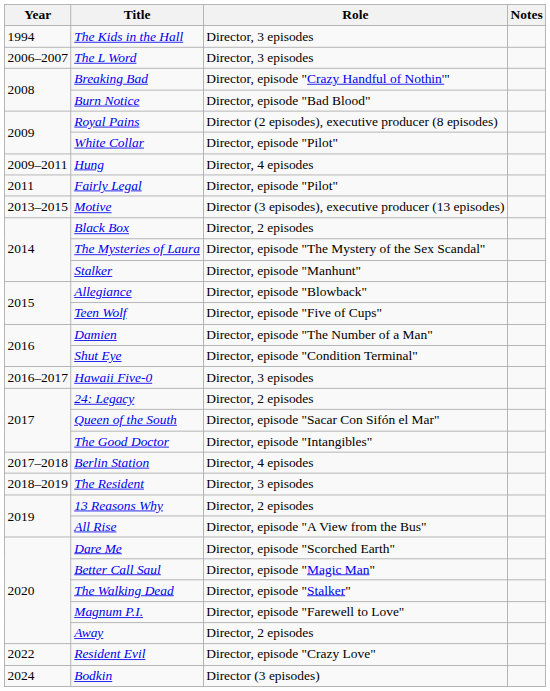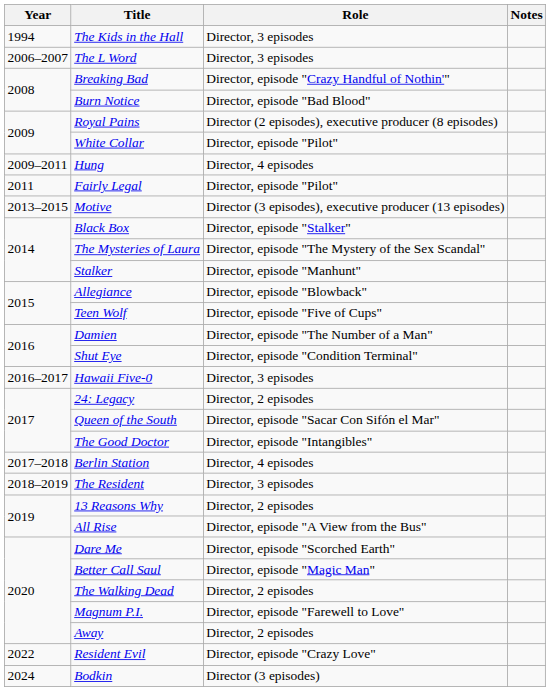(260, 228) Director, 2 episodes -> (278, 228) Director, episode "Stalker"
(278, 590) Director, episode "Stalker" -> (260, 590) Director, 2 episodes
